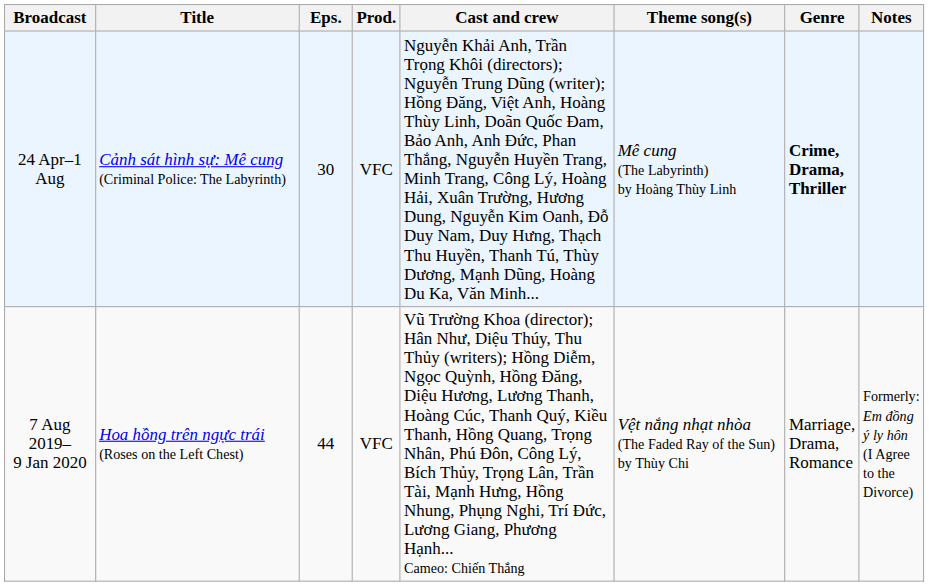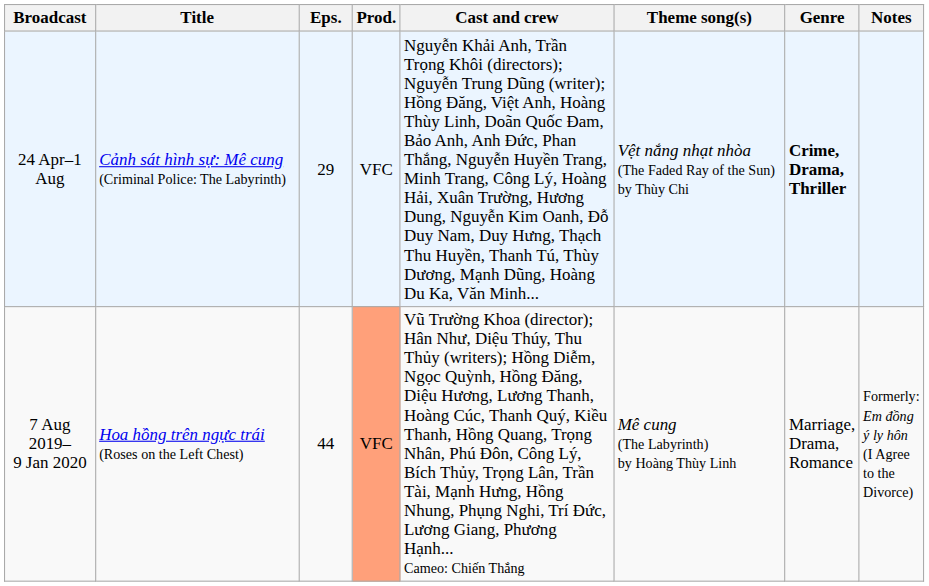(326, 168) 30 -> (326, 168) 29
(677, 168) Mê cung (The Labyrinth) by Hoàng Thùy Linh -> (696, 168) Vệt nắng nhạt nhòa (The Faded Ray of the Sun) by Thùy Chi
(376, 443) no background -> (376, 443) lightsalmon background
(696, 443) Vệt nắng nhạt nhòa (The Faded Ray of the Sun) by Thùy Chi -> (677, 443) Mê cung (The Labyrinth) by Hoàng Thùy Linh
